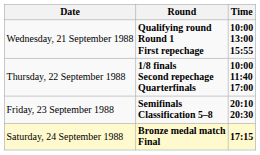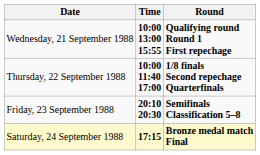columns swapped: (242, 12) <-> (182, 12)
